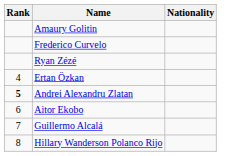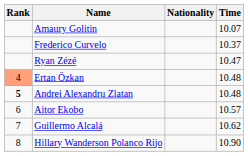+ column: (230, 12)
(18, 77) no background -> (18, 77) lightsalmon background
